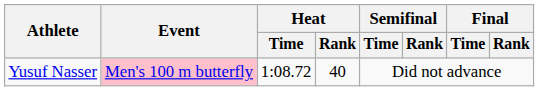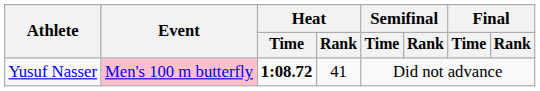(286, 72) normal -> (287, 72) bold
(338, 72) 40 -> (338, 72) 41
